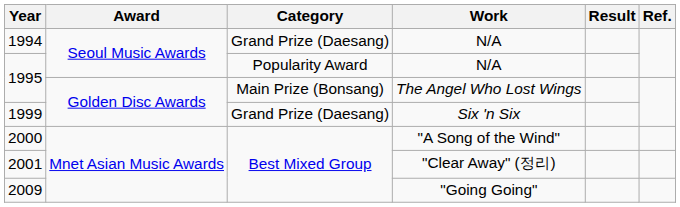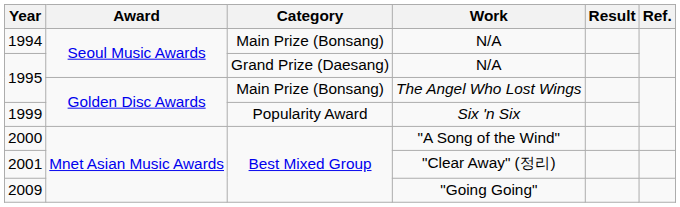(310, 41) Grand Prize (Daesang) -> (310, 41) Main Prize (Bonsang)
(310, 65) Popularity Award -> (310, 65) Grand Prize (Daesang)
(310, 114) Grand Prize (Daesang) -> (310, 114) Popularity Award
